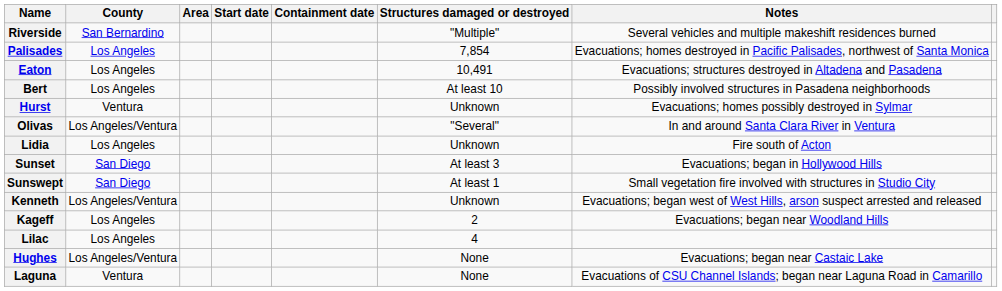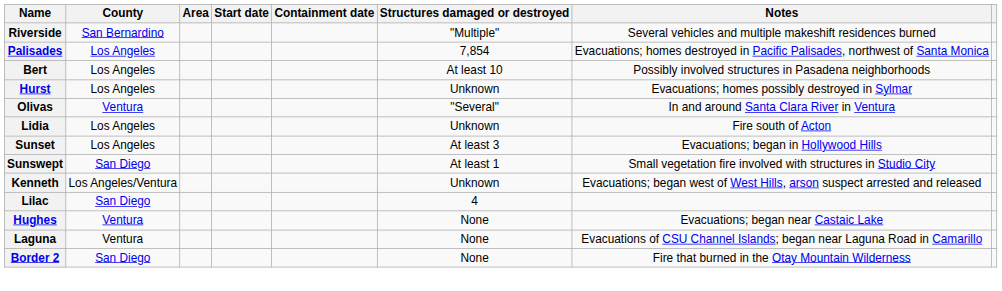- row: (35, 70)
(123, 107) Ventura -> (123, 88) Los Angeles
(123, 126) Los Angeles/Ventura -> (123, 107) Ventura
(123, 164) San Diego -> (123, 145) Los Angeles
- row: (35, 220)
(123, 239) Los Angeles -> (123, 201) San Diego
(123, 257) Los Angeles/Ventura -> (123, 220) Ventura
+ row: (35, 257)
